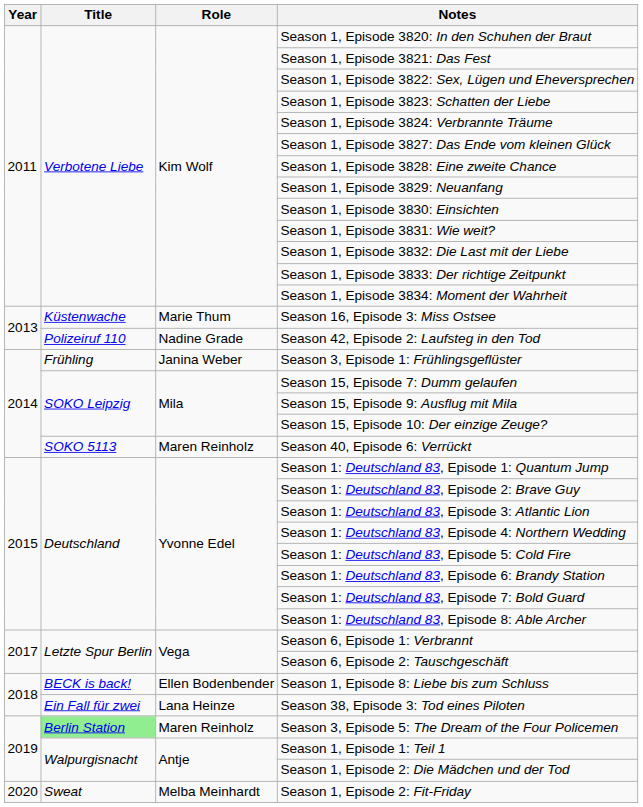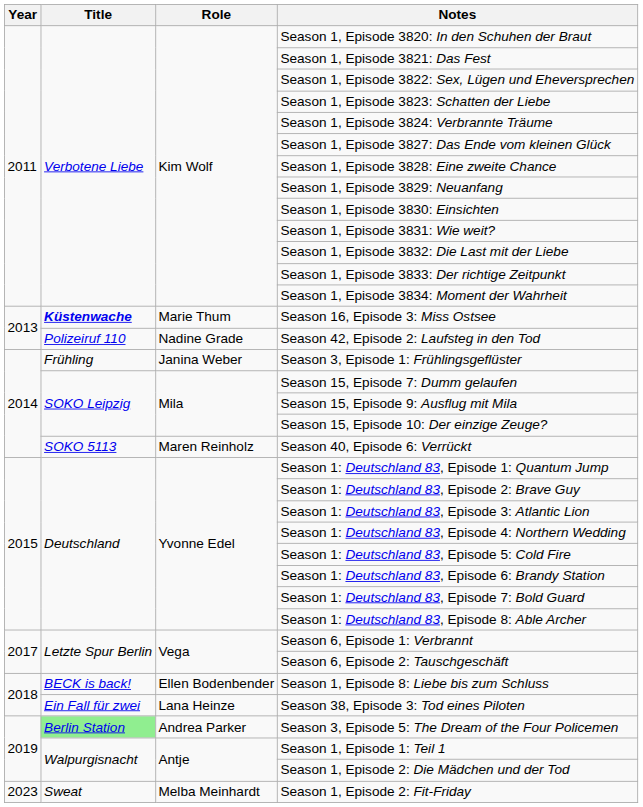(85, 317) normal -> (88, 317) bold
(206, 727) Maren Reinholz -> (202, 727) Andrea Parker
(23, 791) 2020 -> (23, 791) 2023
